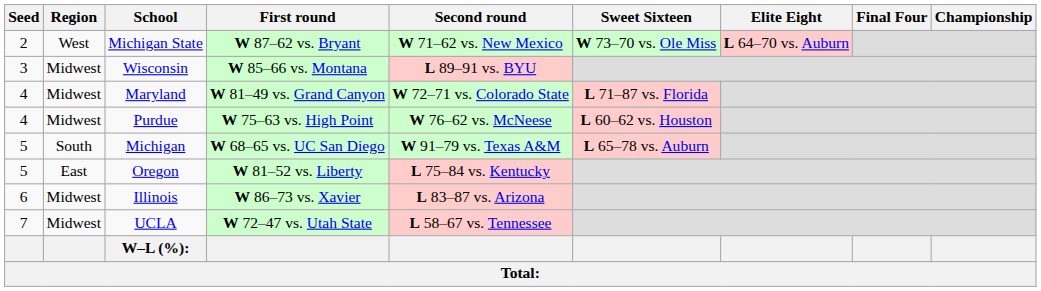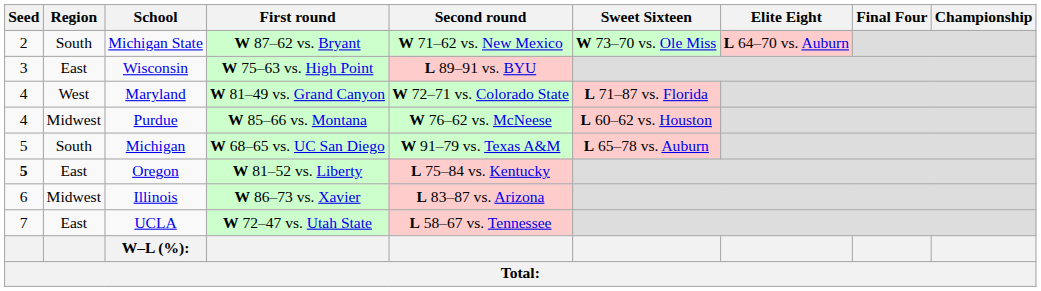(74, 43) West -> (74, 43) South
(74, 69) Midwest -> (74, 69) East
(298, 69) W 85–66 vs. Montana -> (298, 69) W 75–63 vs. High Point
(74, 94) Midwest -> (74, 94) West
(298, 120) W 75–63 vs. High Point -> (298, 120) W 85–66 vs. Montana
(24, 171) normal -> (24, 171) bold
(74, 222) Midwest -> (74, 222) East
